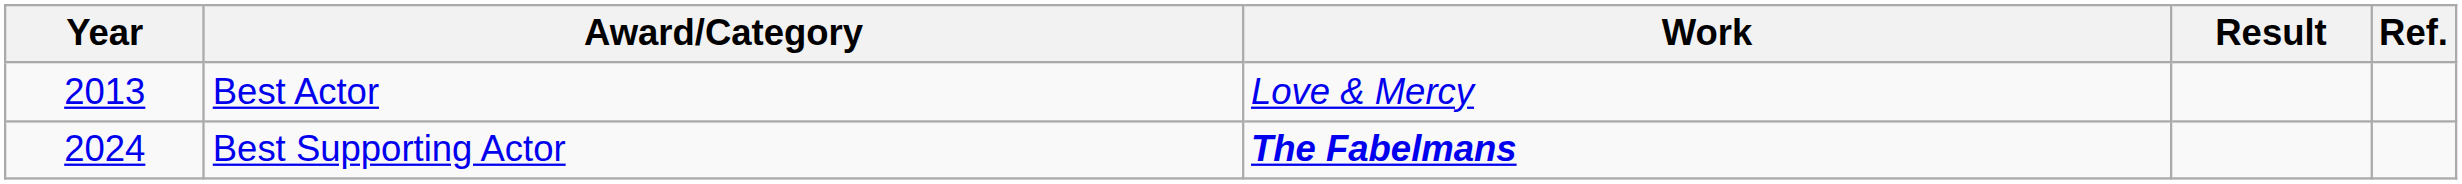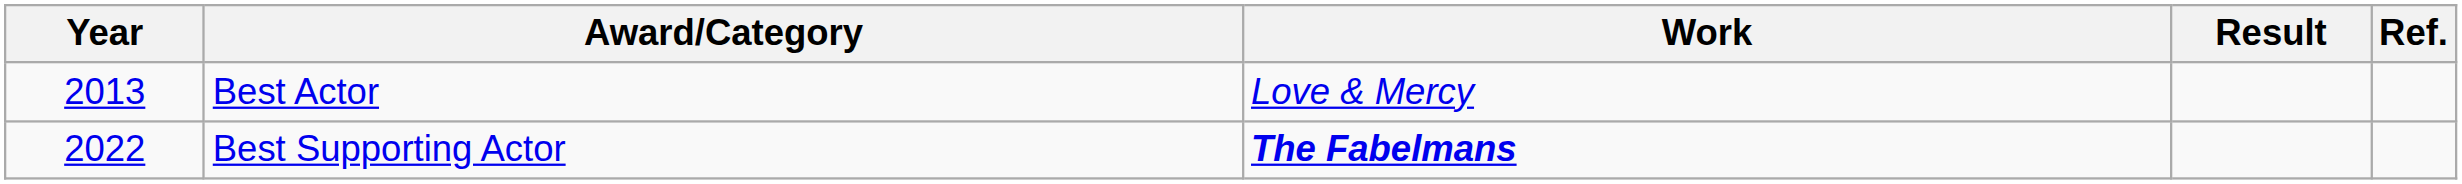(105, 149) 2024 -> (105, 149) 2022
